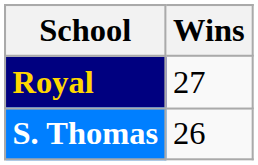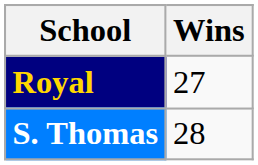(189, 133) 26 -> (189, 133) 28
